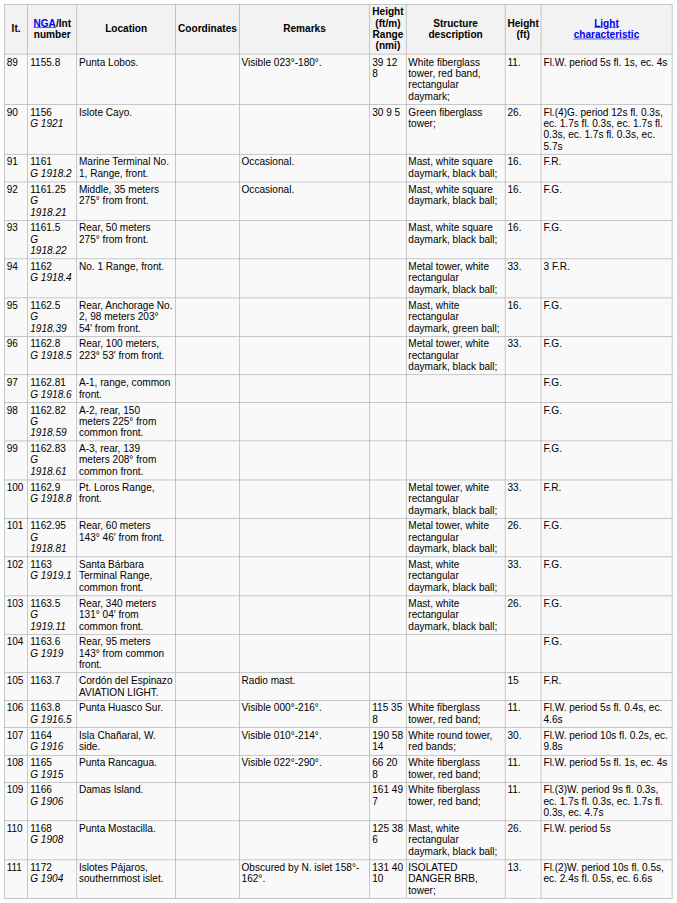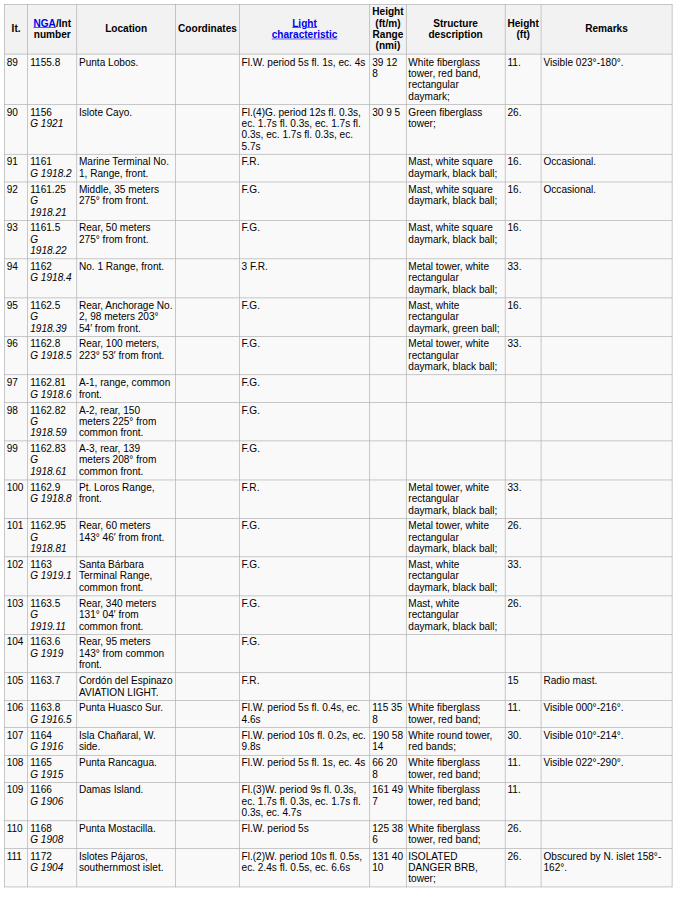columns swapped: (606, 29) <-> (305, 29)
(453, 840) Mast, white rectangular daymark, black ball; -> (444, 834) White fiberglass tower, red band;
(514, 867) 13. -> (514, 856) 26.
